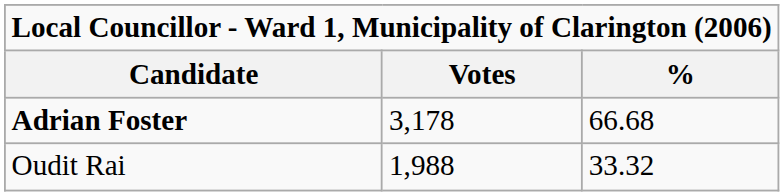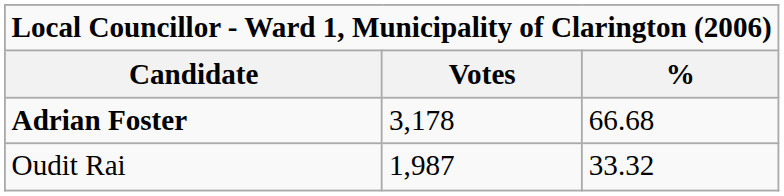(422, 166) 1,988 -> (422, 166) 1,987
